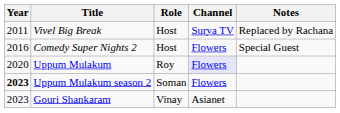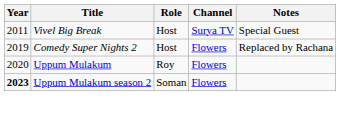(286, 30) Replaced by Rachana -> (269, 30) Special Guest
(18, 47) 2016 -> (18, 47) 2019
(269, 47) Special Guest -> (286, 47) Replaced by Rachana
(209, 64) lavender background -> (209, 64) no background
- row: (72, 99)
